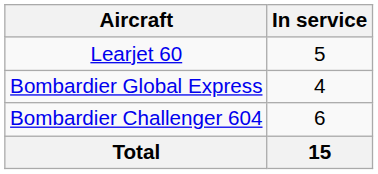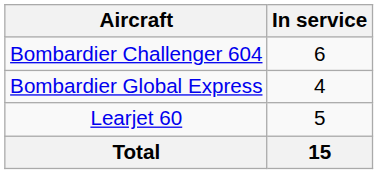rows swapped: (136, 119) <-> (136, 53)
